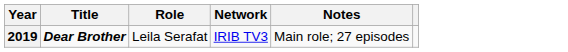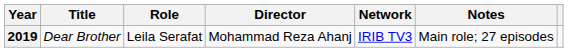+ column: (280, 15)
(85, 36) bold -> (82, 36) normal
